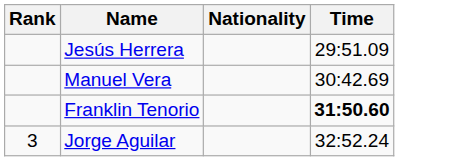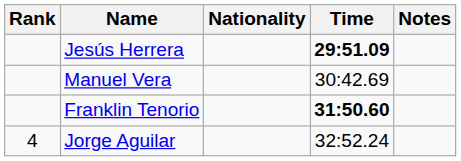+ column: (425, 19)
(352, 49) normal -> (352, 49) bold
(32, 140) 3 -> (32, 140) 4
